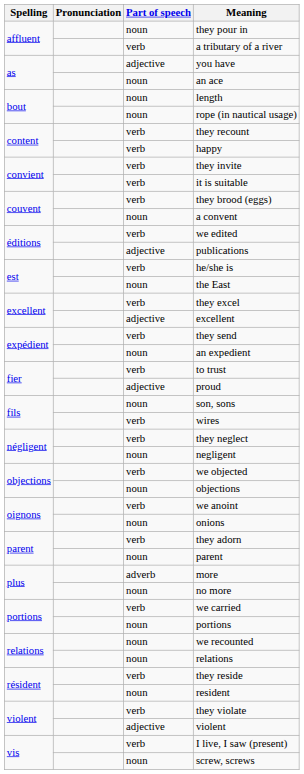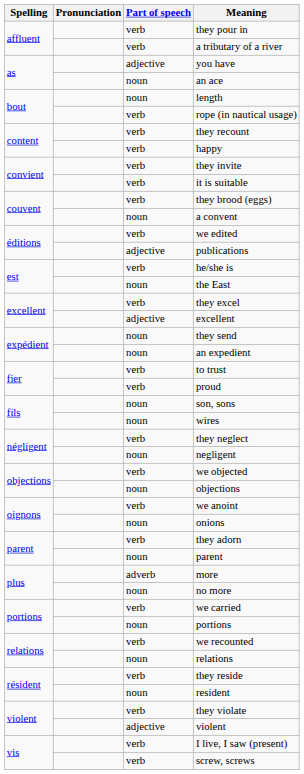(137, 30) noun -> (136, 30) verb
(137, 115) noun -> (136, 115) verb
(136, 336) verb -> (137, 336) noun
(145, 387) adjective -> (136, 387) verb
(136, 421) verb -> (137, 421) noun
(137, 642) noun -> (136, 642) verb
(137, 761) noun -> (136, 761) verb
